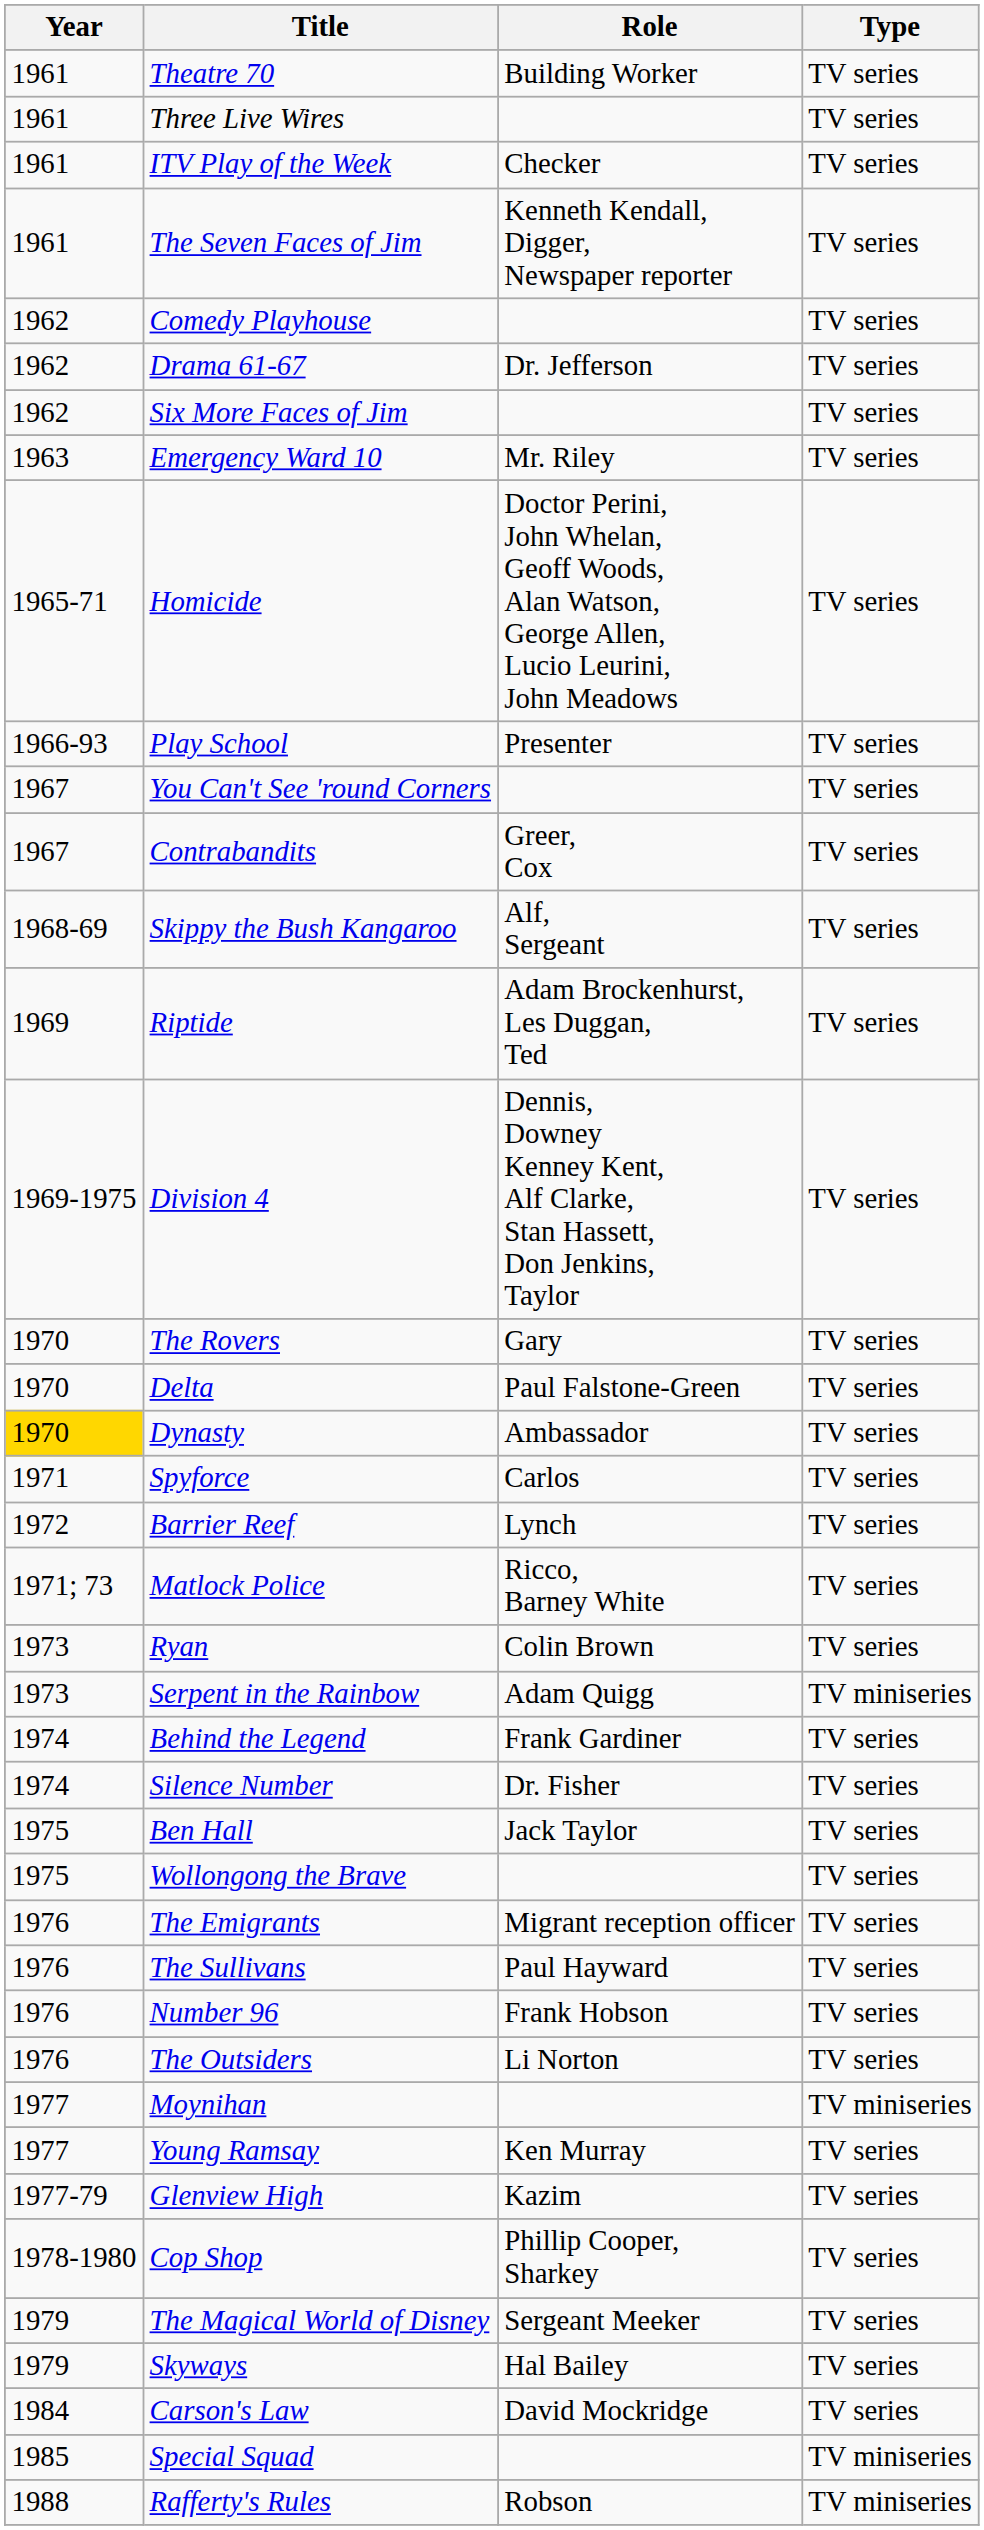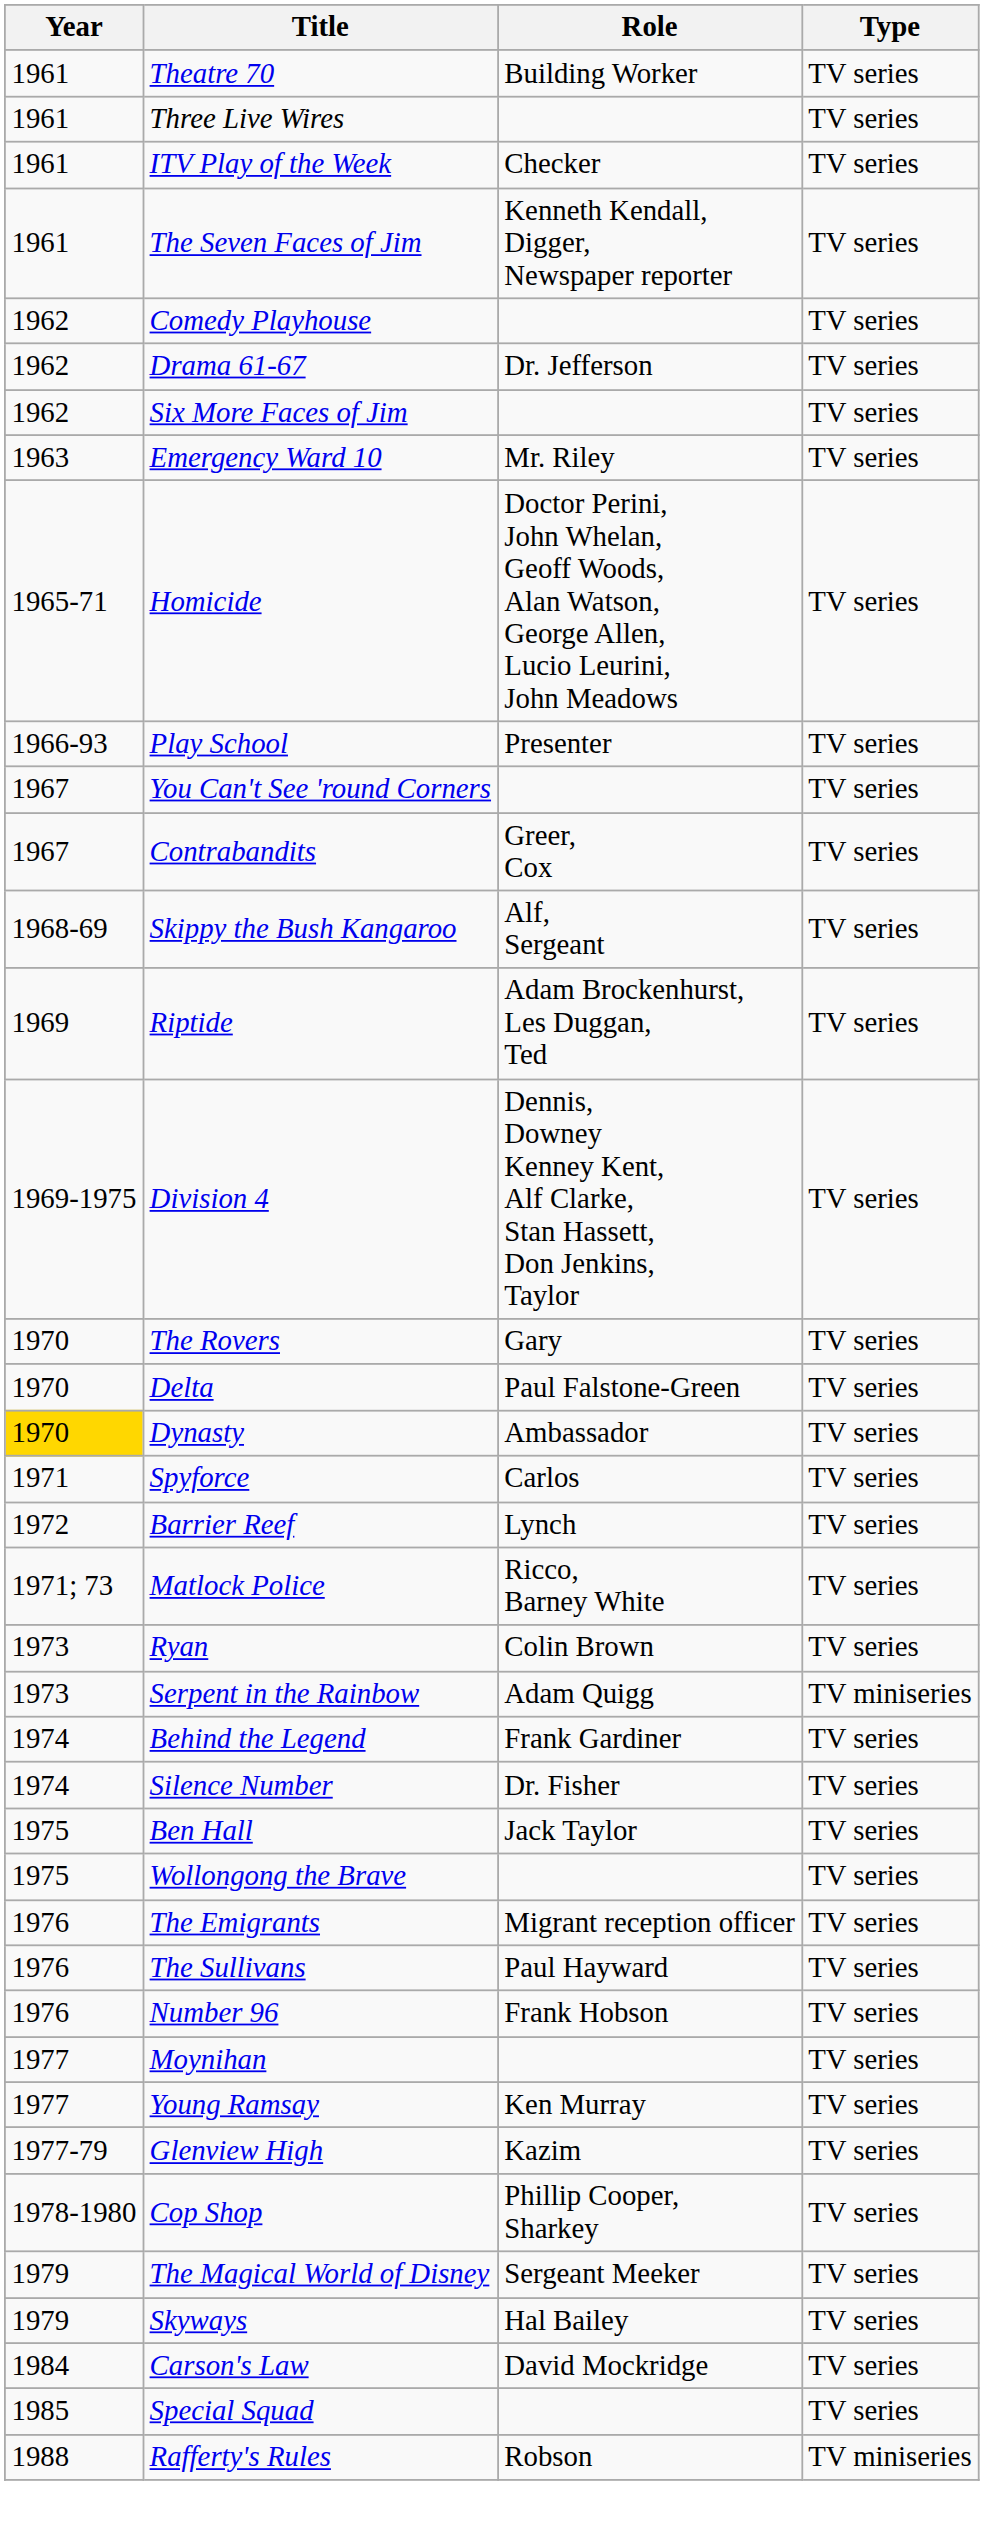- row: (231, 2058)
(890, 2104) TV miniseries -> (863, 2058) TV series
(890, 2456) TV miniseries -> (863, 2410) TV series
